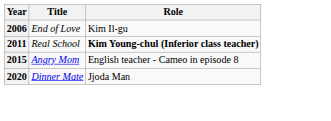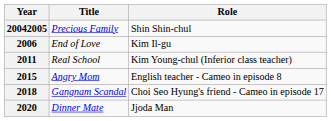+ row: (27, 28)
(173, 44) bold -> (211, 60) normal
+ row: (27, 92)
